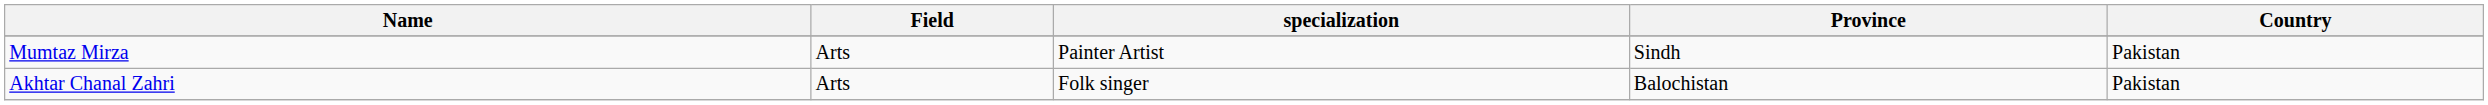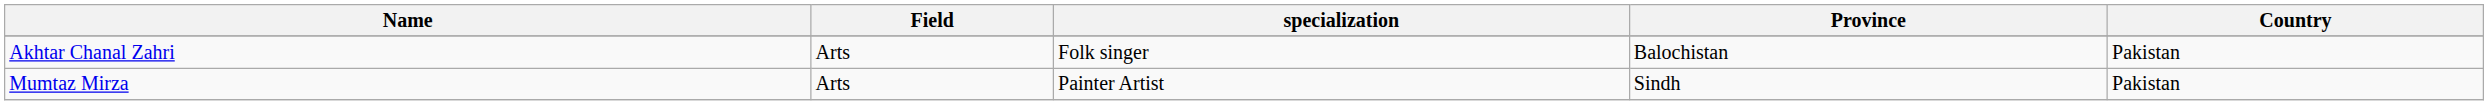rows swapped: (69, 52) <-> (92, 83)
